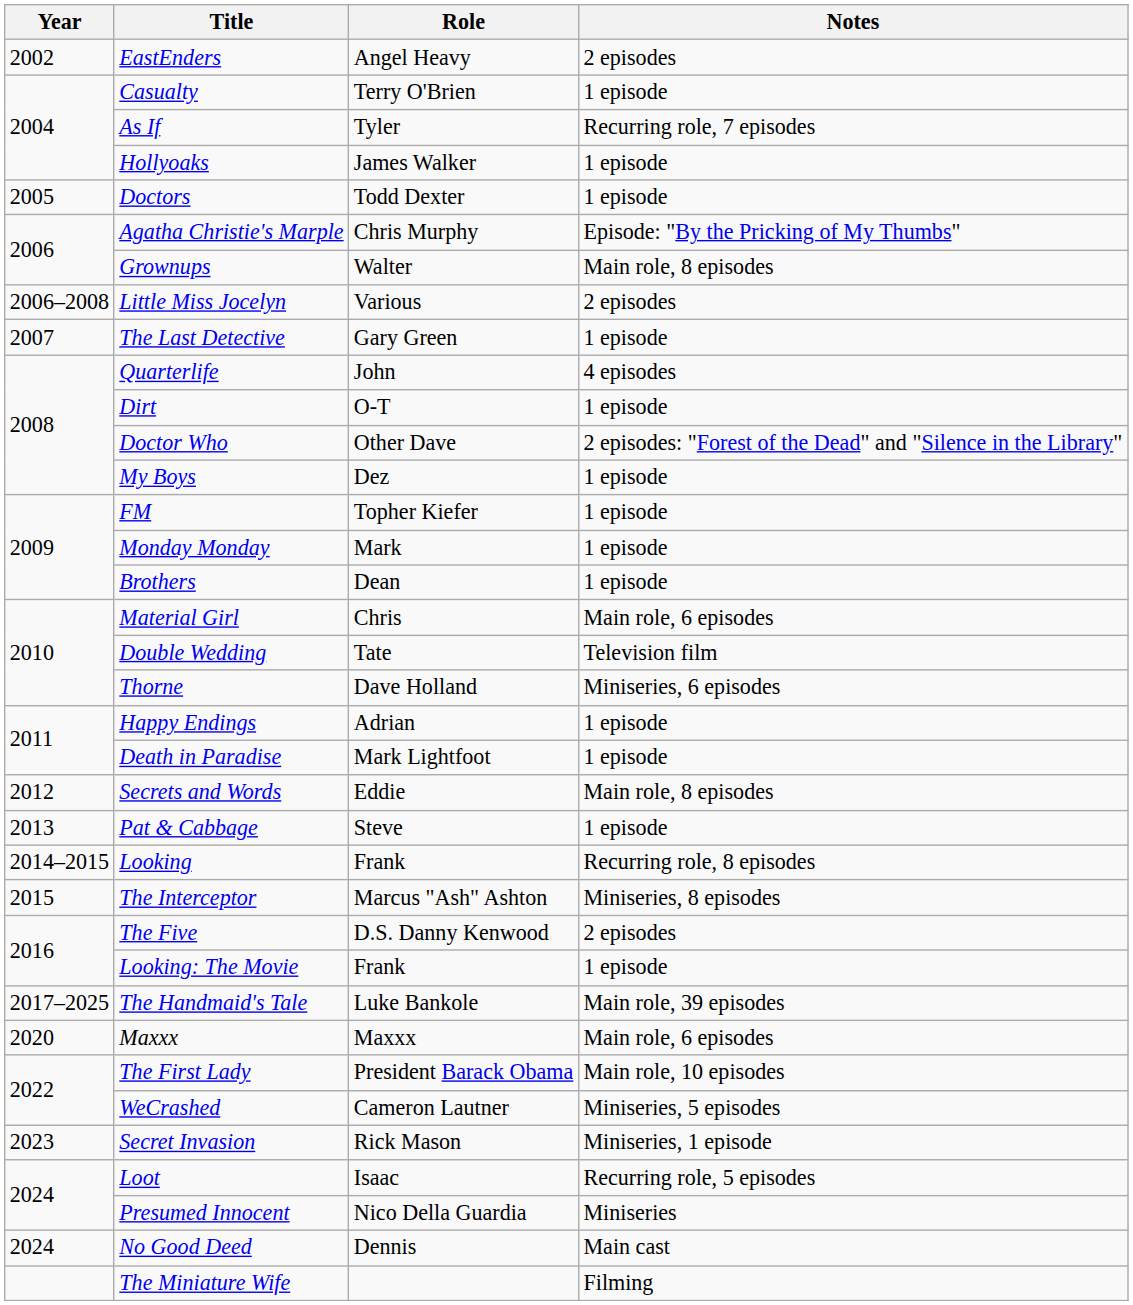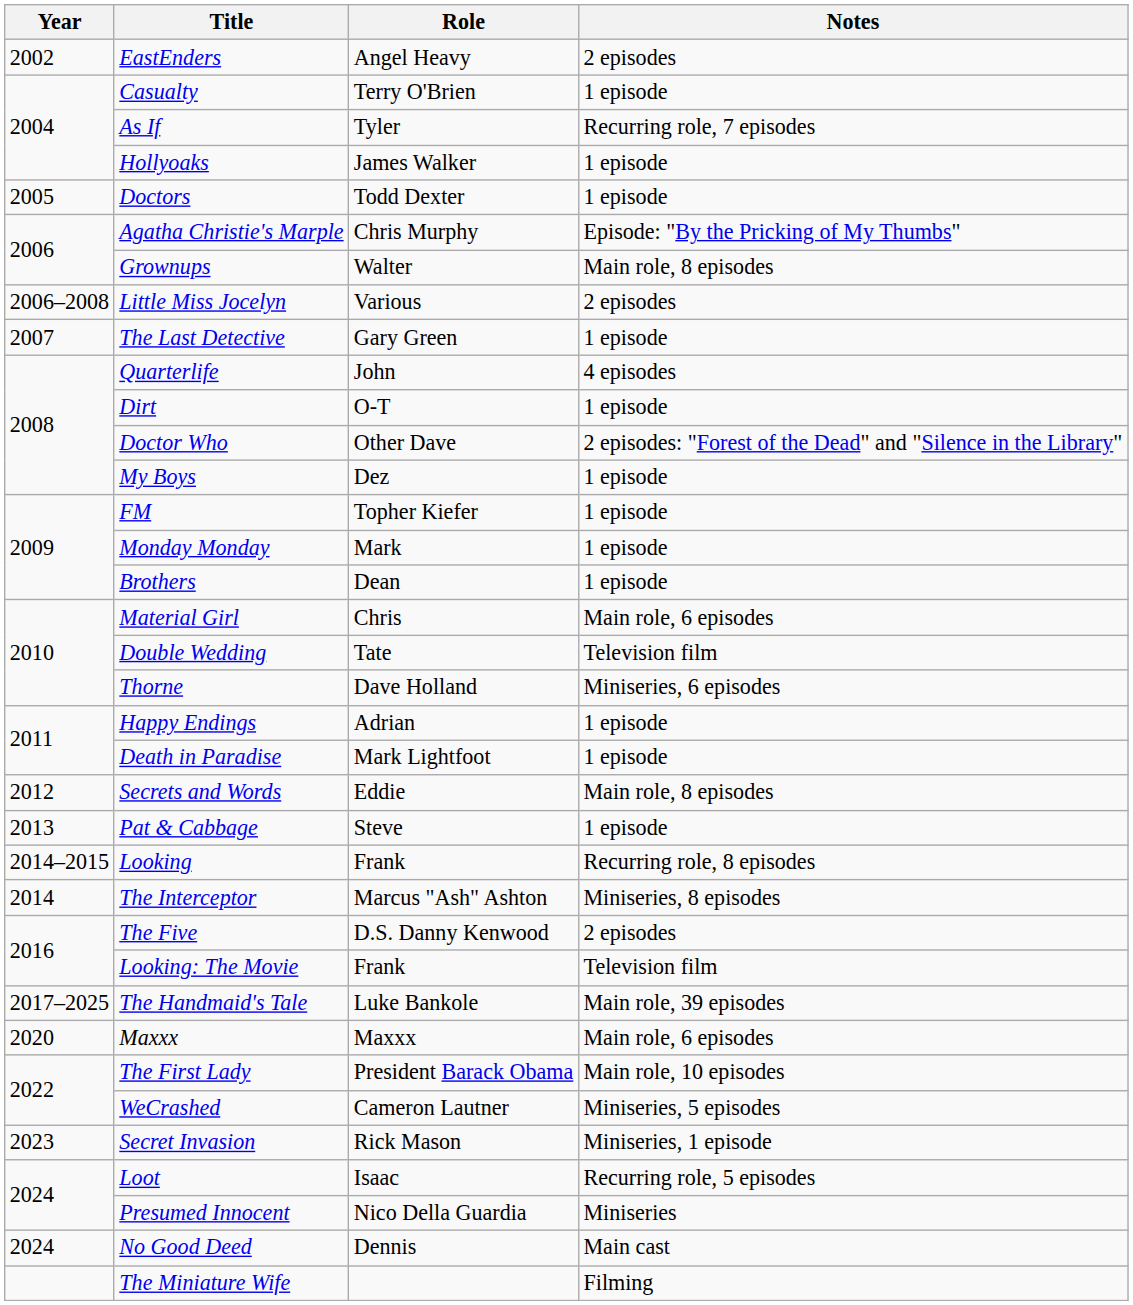(32, 897) 2015 -> (32, 897) 2014
(625, 967) 1 episode -> (650, 967) Television film
